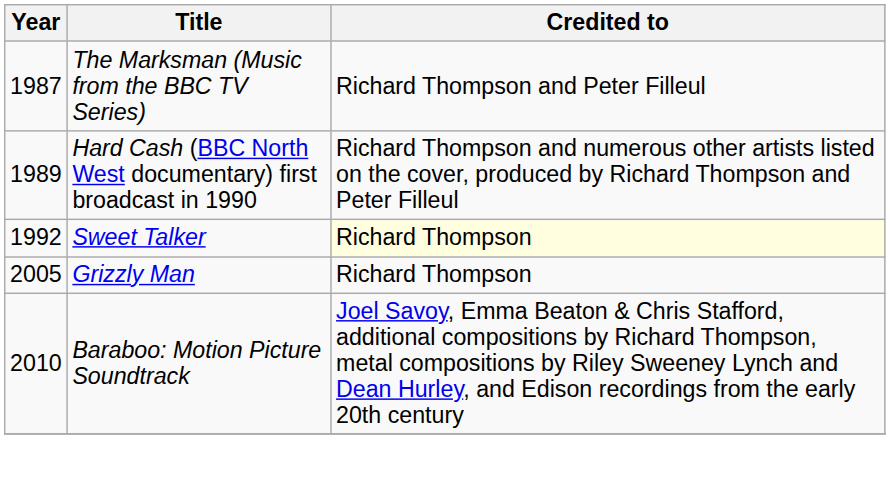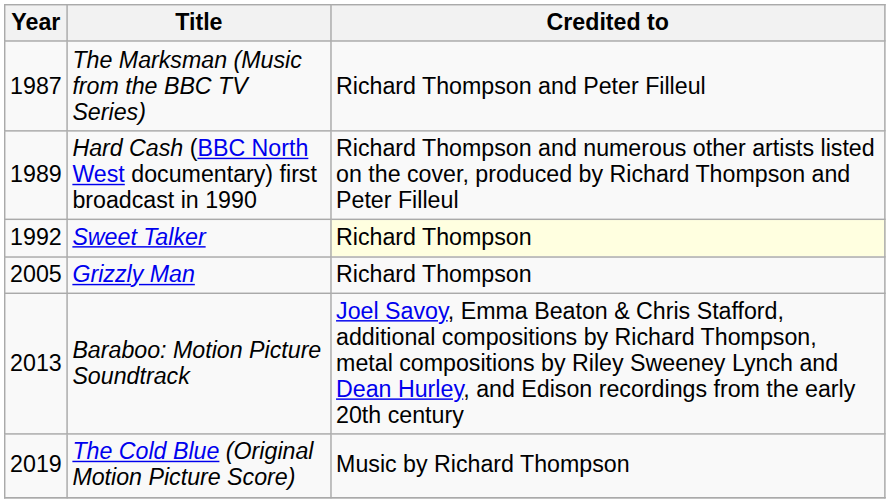(36, 363) 2010 -> (36, 363) 2013
+ row: (193, 465)
